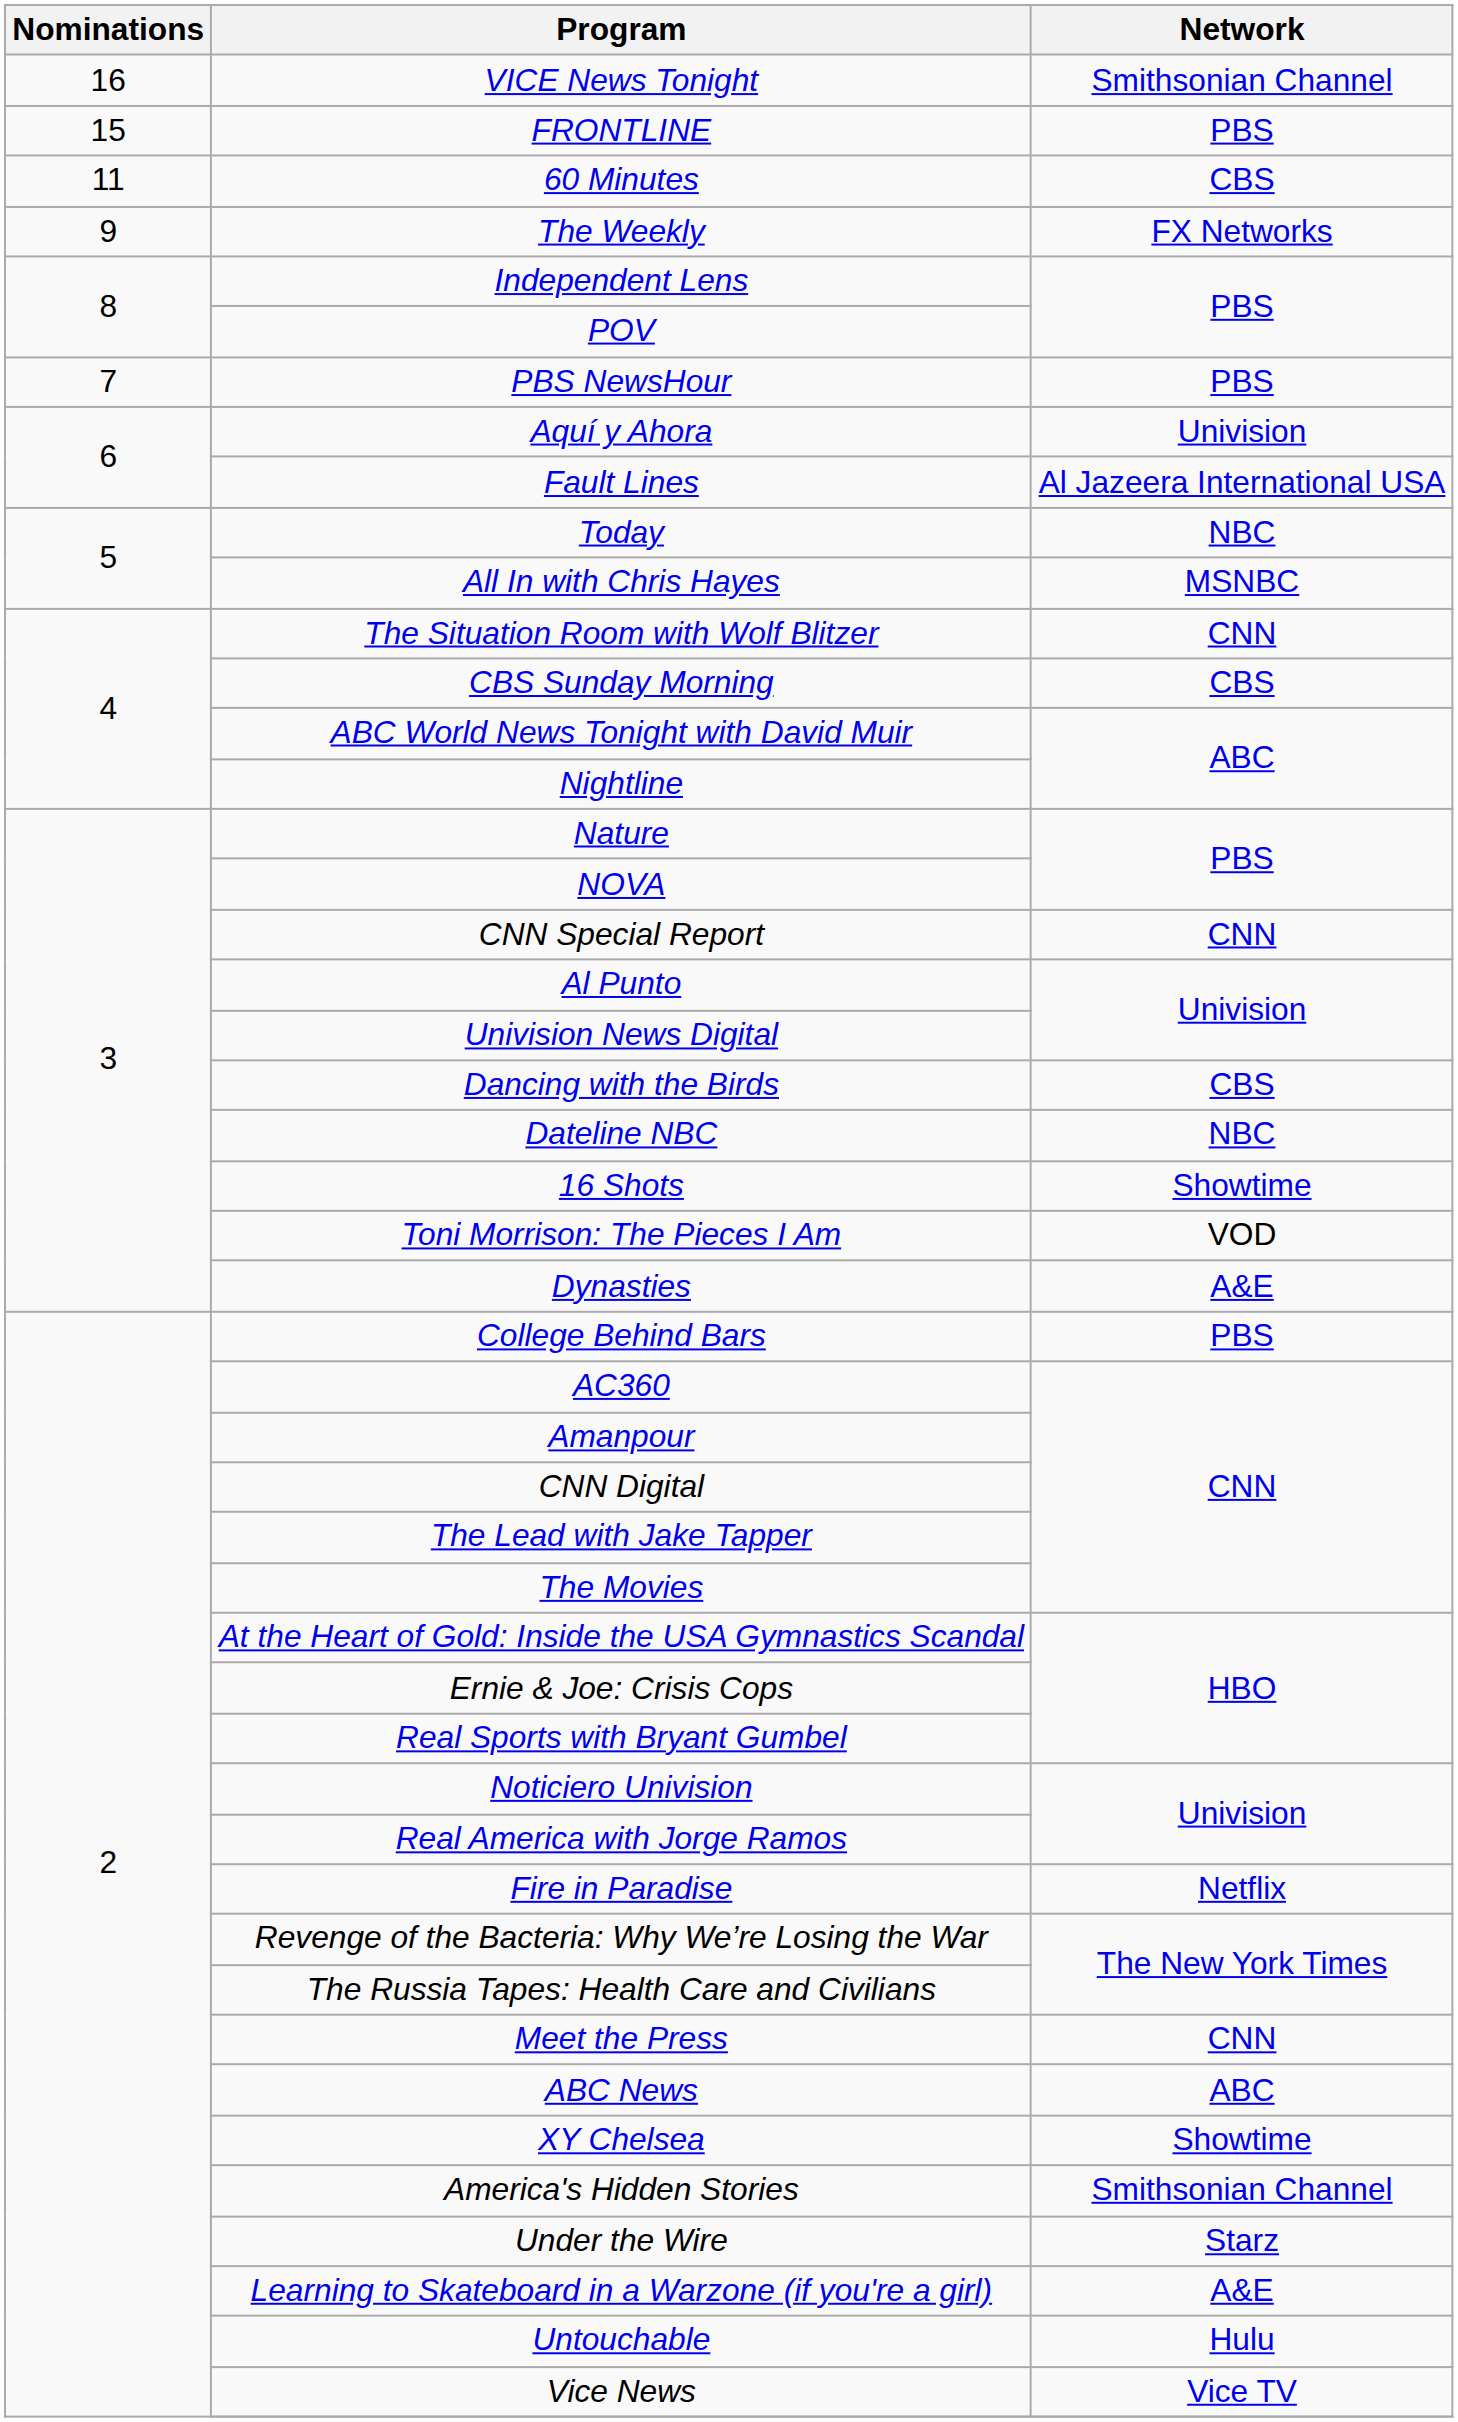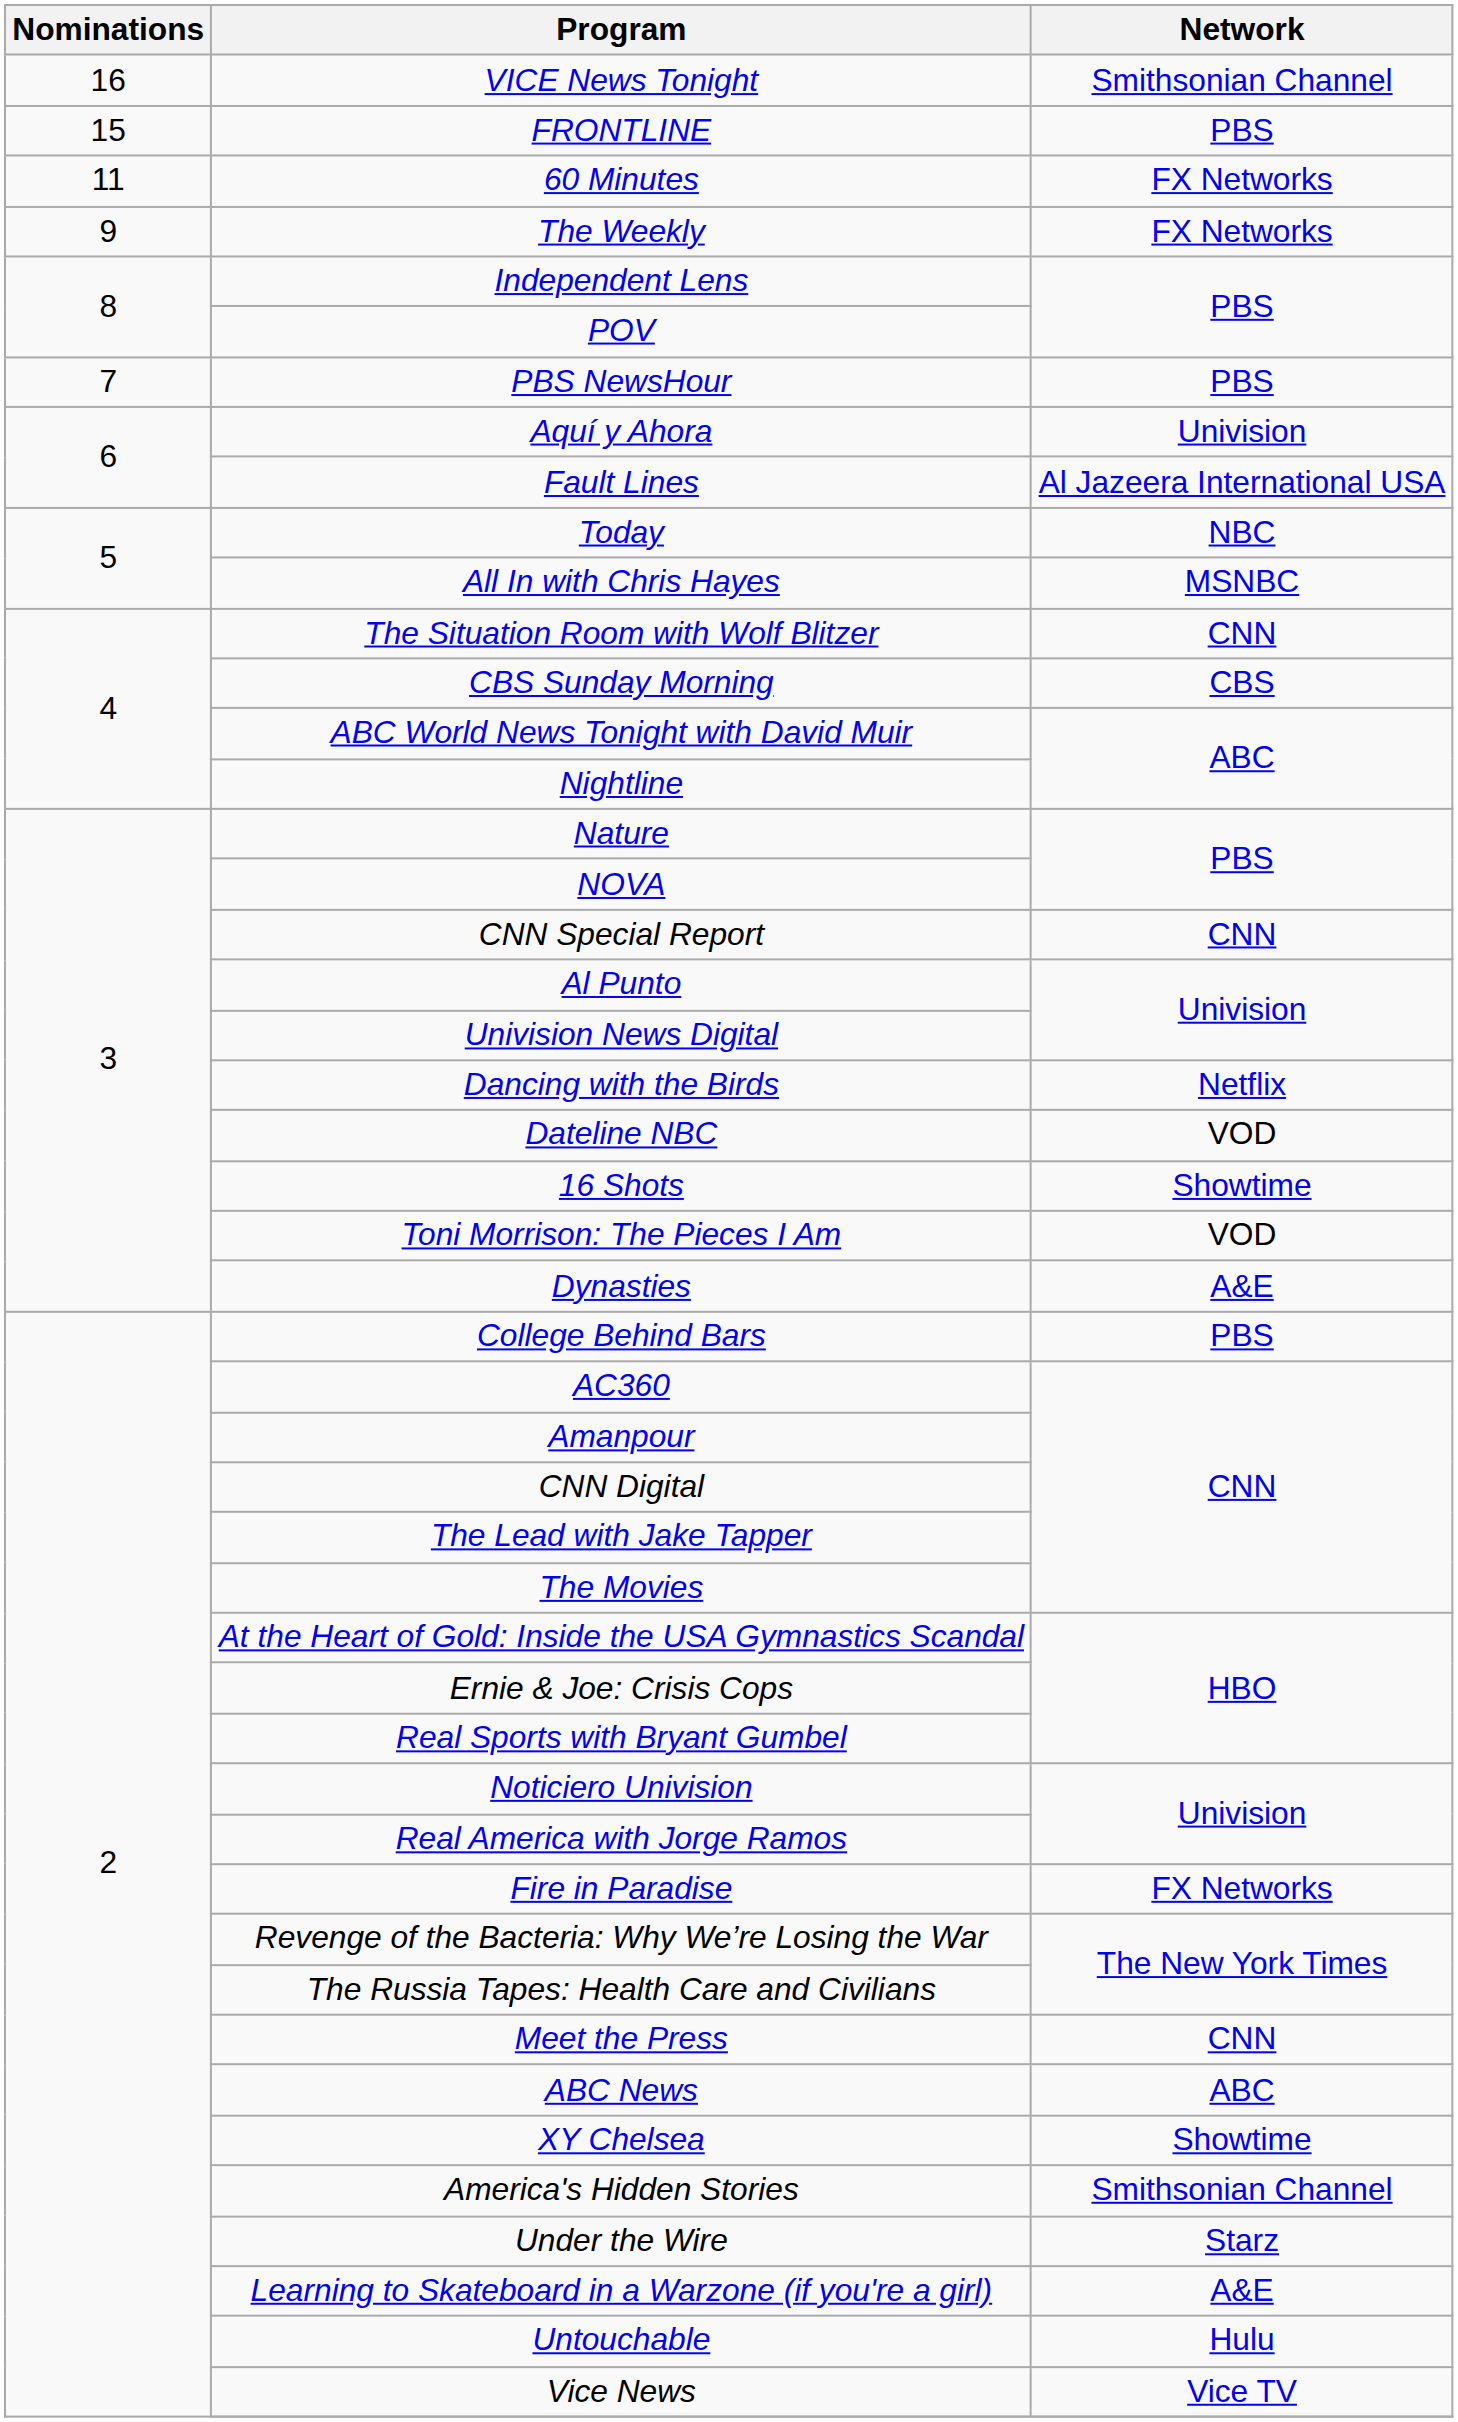(1242, 180) CBS -> (1242, 180) FX Networks
(1242, 1084) CBS -> (1242, 1084) Netflix
(1242, 1134) NBC -> (1242, 1134) VOD
(1242, 1888) Netflix -> (1242, 1888) FX Networks
